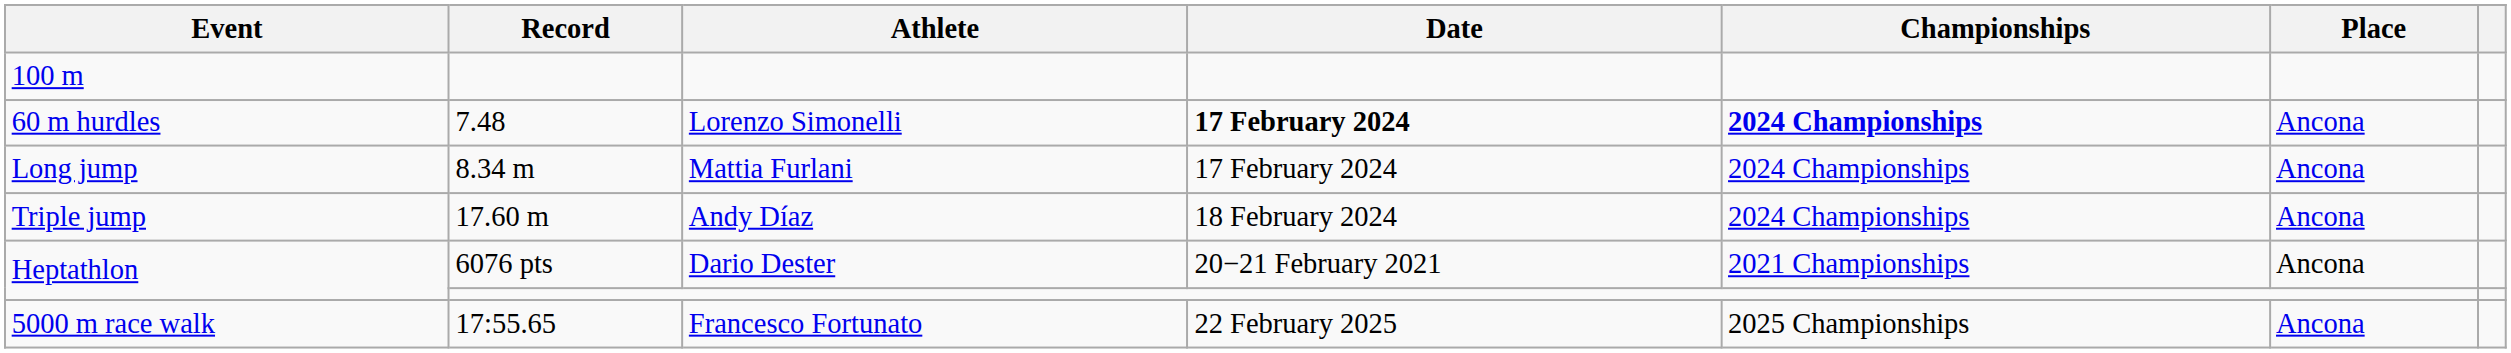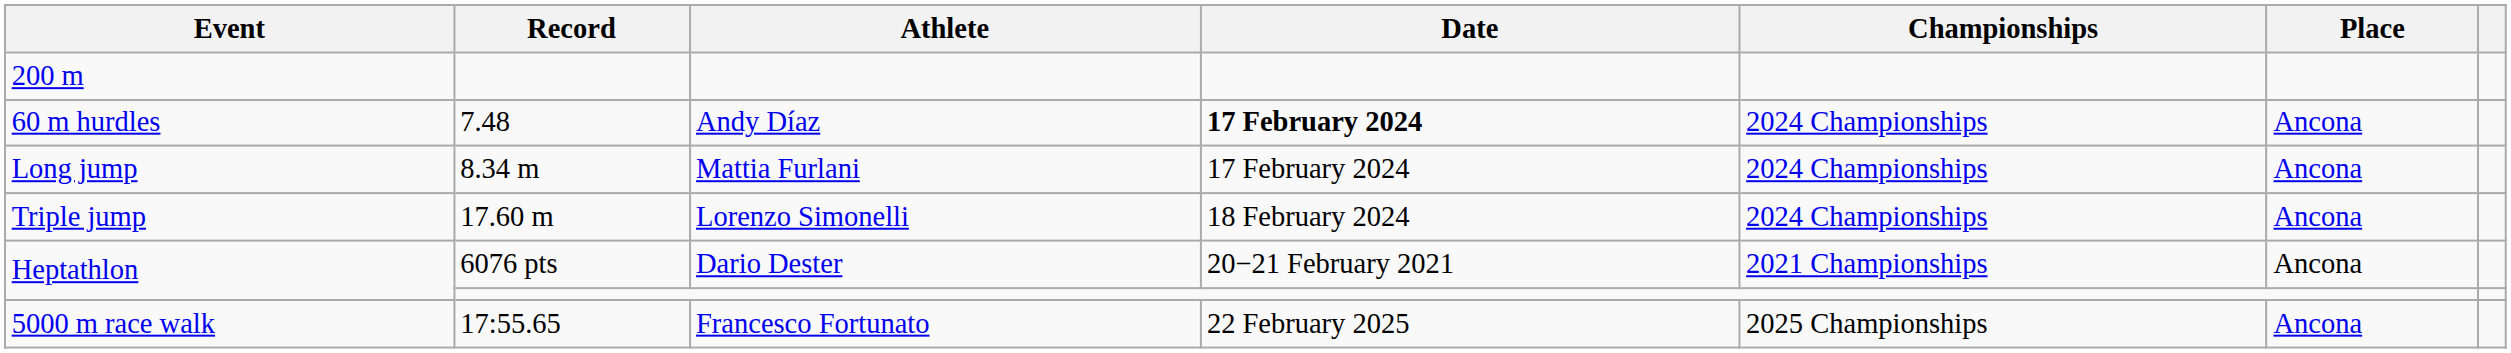- row: (48, 75)
+ row: (48, 75)
(795, 122) Lorenzo Simonelli -> (758, 122) Andy Díaz
(1855, 122) bold -> (1867, 122) normal
(751, 216) Andy Díaz -> (802, 216) Lorenzo Simonelli
